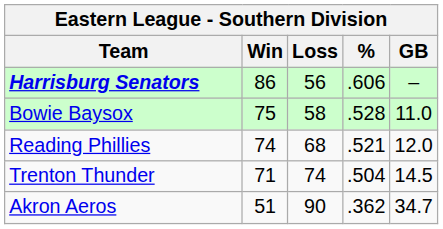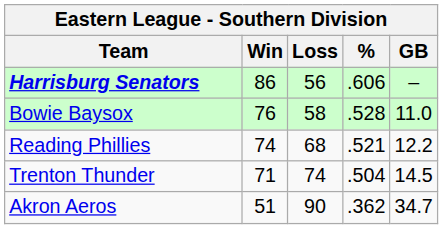(265, 113) 75 -> (265, 113) 76
(414, 144) 12.0 -> (414, 144) 12.2
